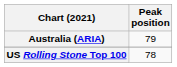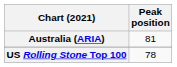(150, 39) 79 -> (150, 39) 81
